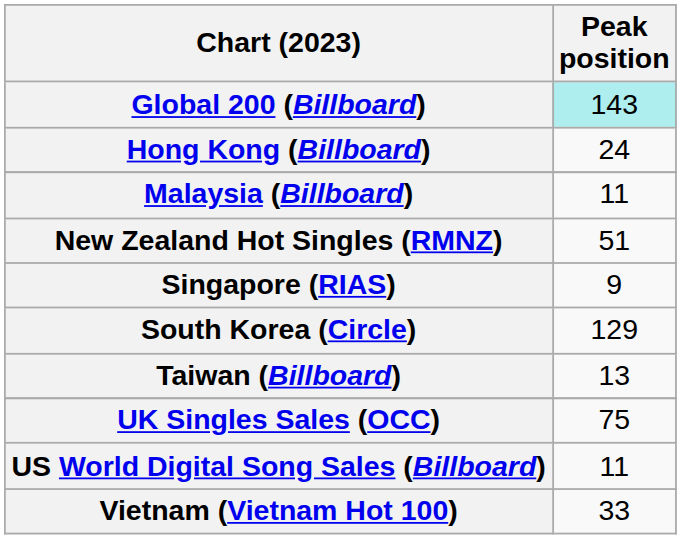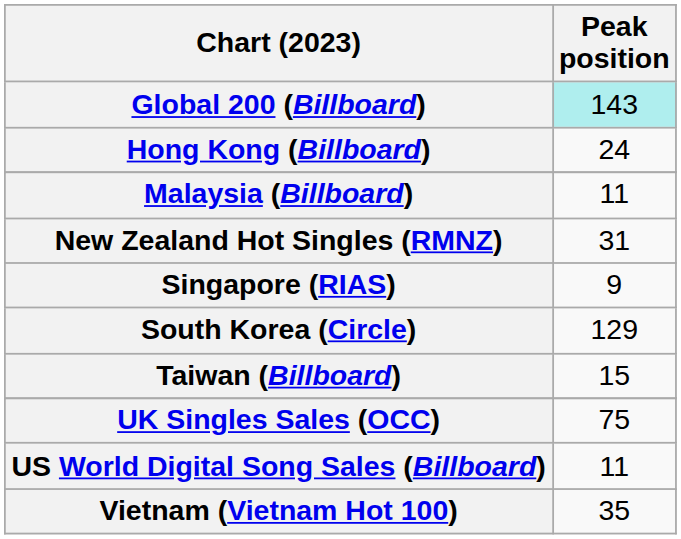(614, 239) 51 -> (614, 239) 31
(614, 375) 13 -> (614, 375) 15
(614, 510) 33 -> (614, 510) 35
